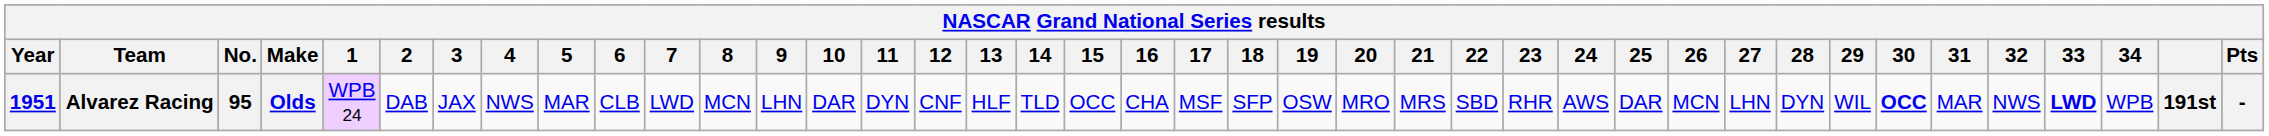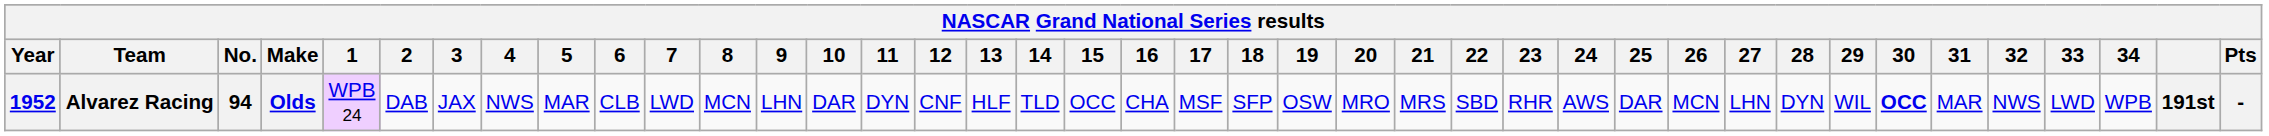(33, 102) 1951 -> (33, 102) 1952
(240, 102) 95 -> (240, 102) 94
(2074, 102) bold -> (2073, 102) normal
